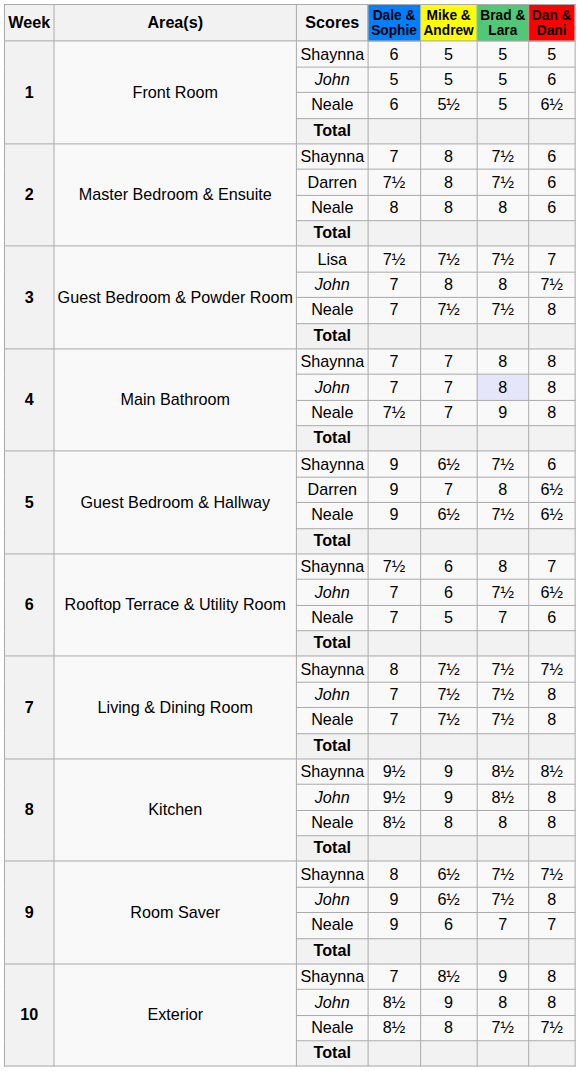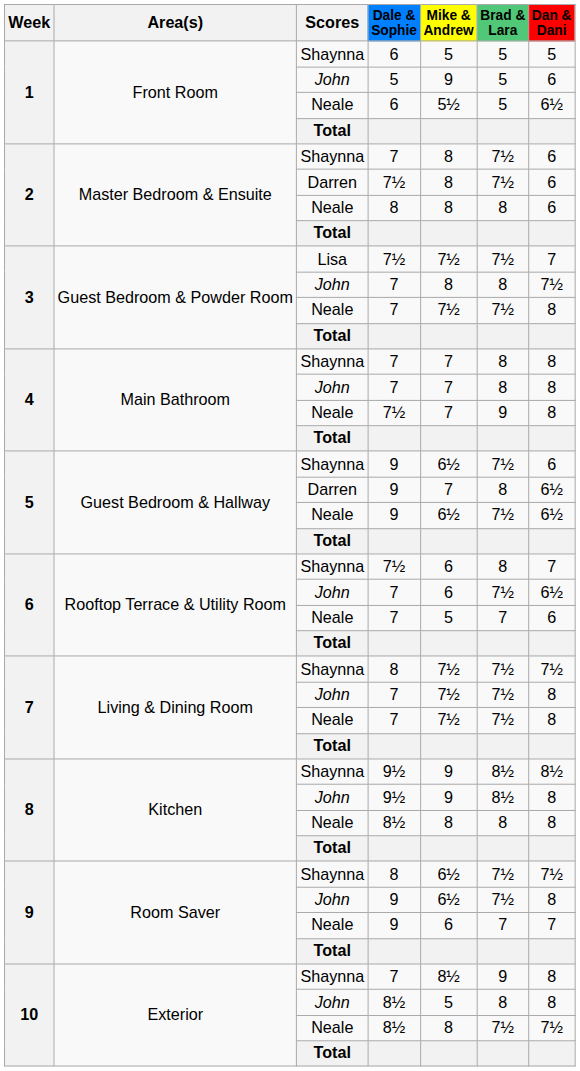(449, 79) 5 -> (449, 79) 9
(503, 387) lavender background -> (503, 387) no background
(449, 1002) 9 -> (449, 1002) 5
